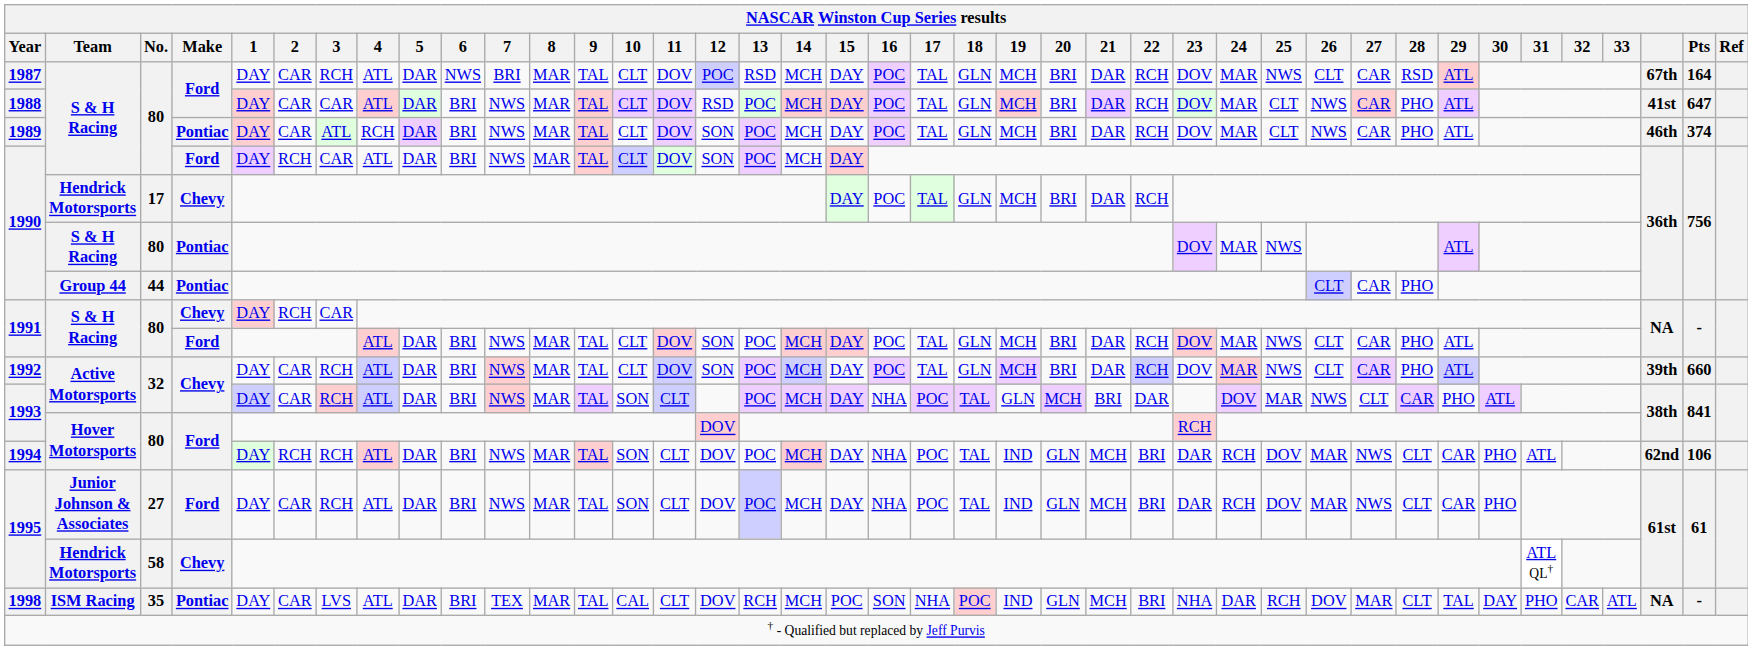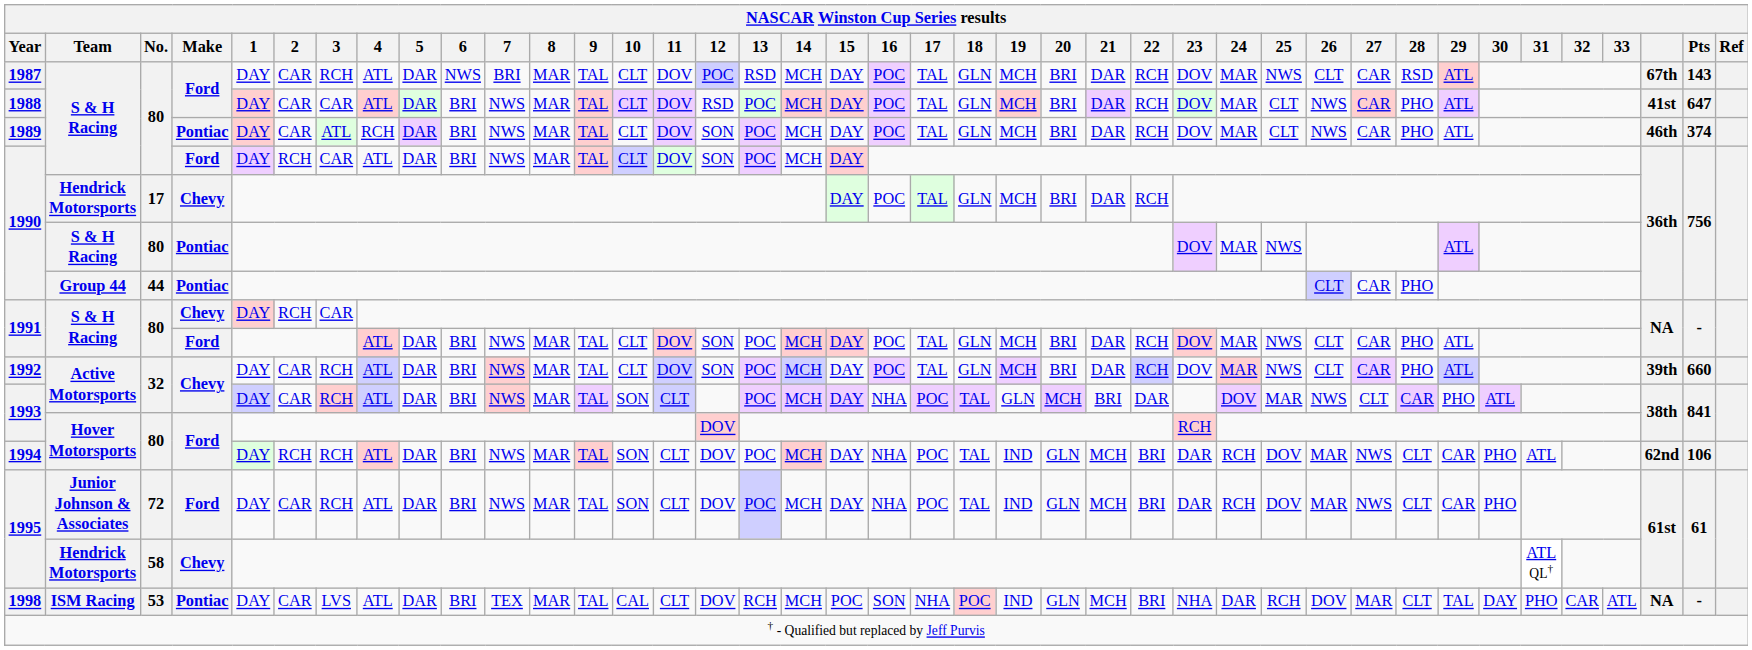(1699, 75) 164 -> (1699, 75) 143
(156, 503) 27 -> (156, 503) 72
(156, 601) 35 -> (156, 601) 53
